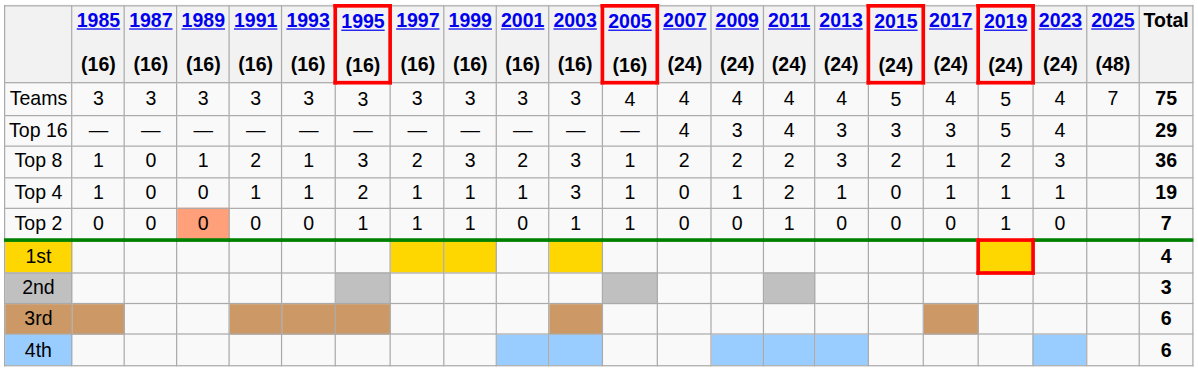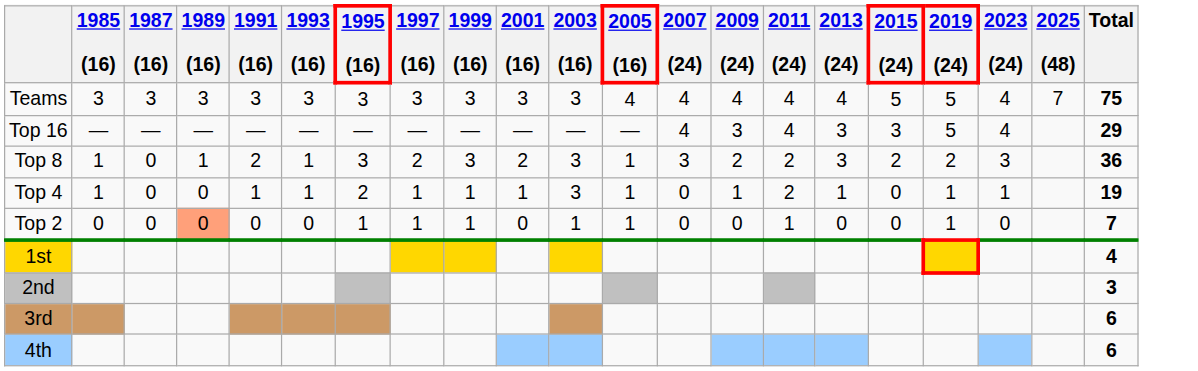- column: (951, 43)
(684, 161) 2 -> (684, 161) 3
